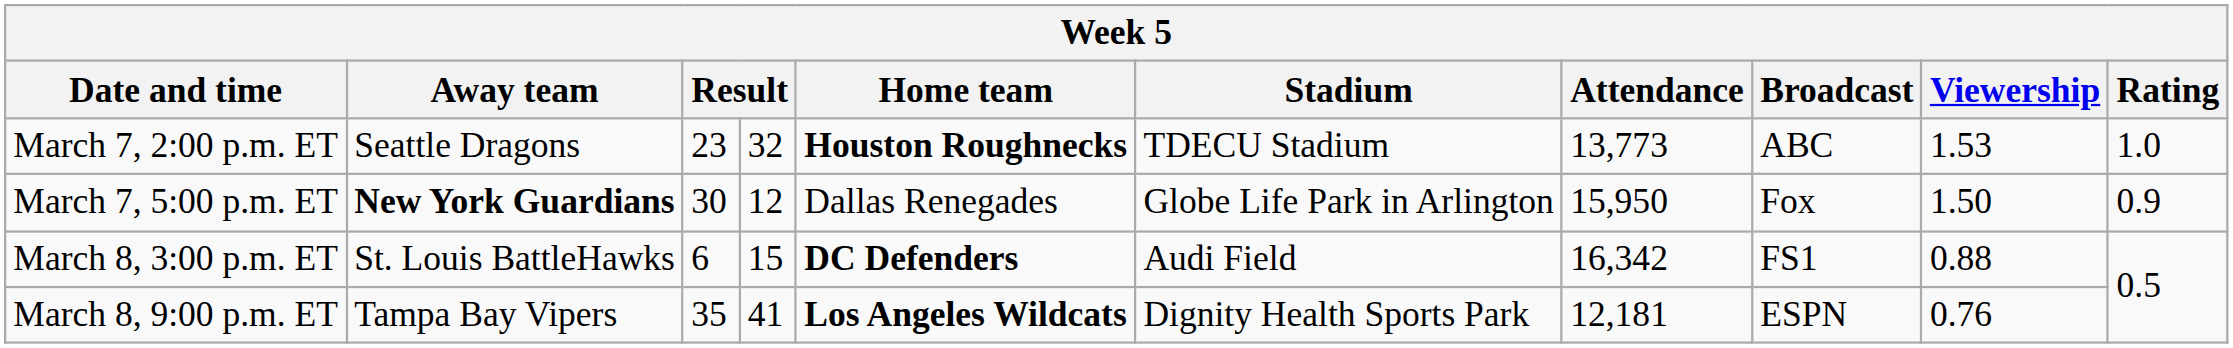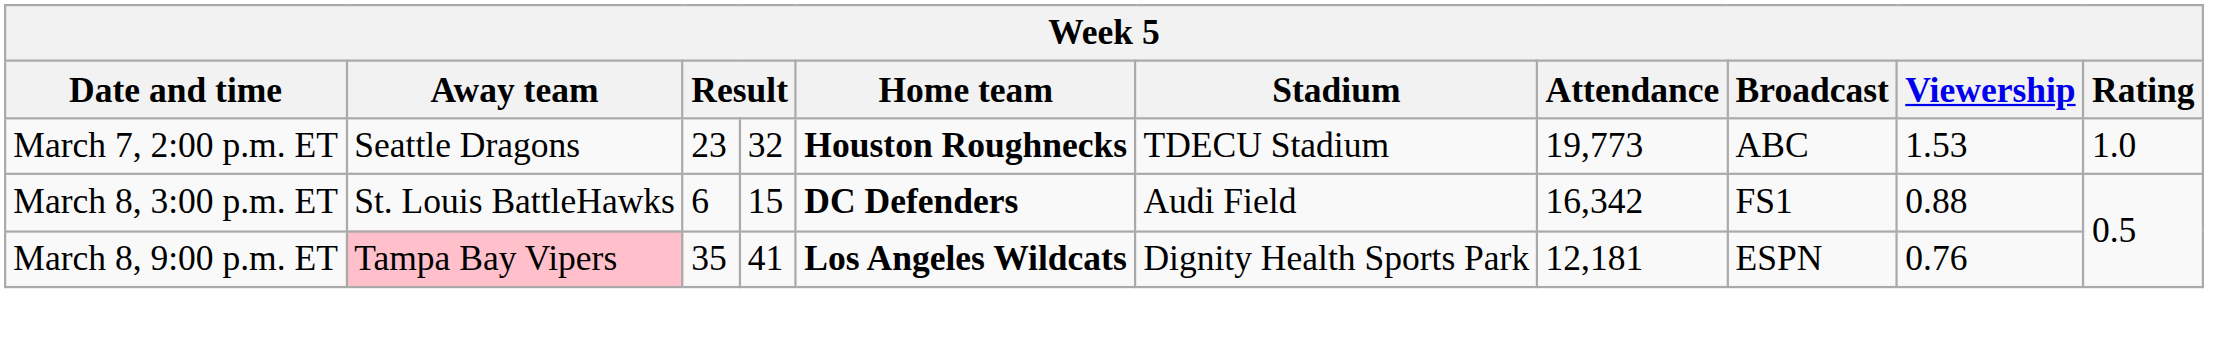(1619, 145) 13,773 -> (1594, 145) 19,773
- row: (176, 201)
(486, 314) no background -> (486, 257) pink background
